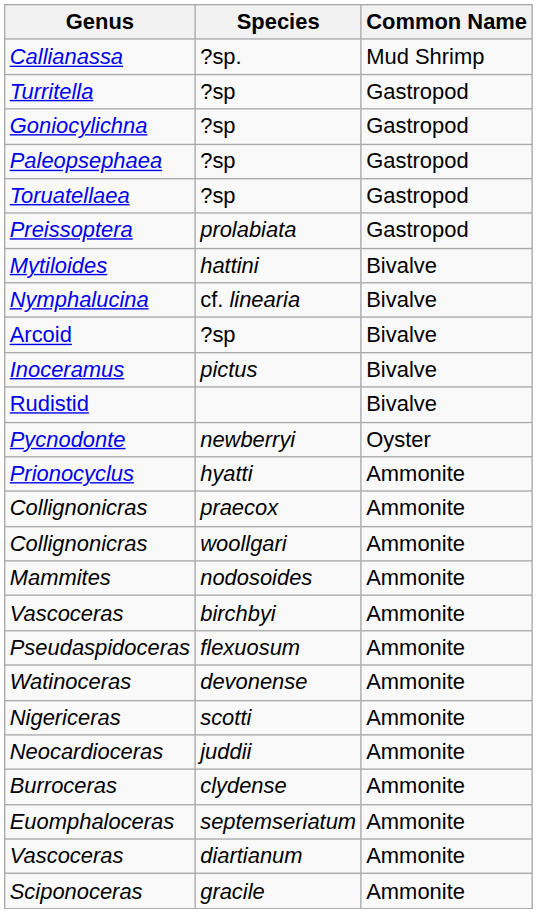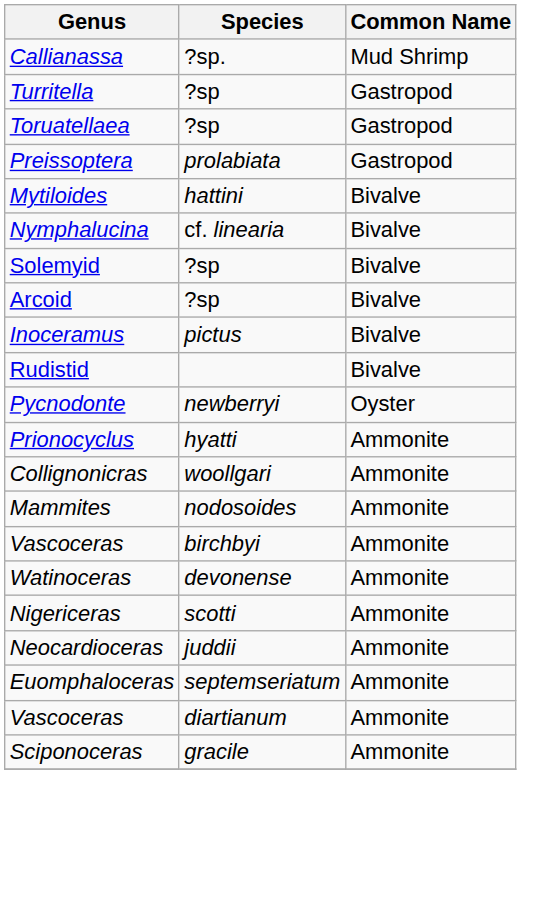- row: (79, 126)
- row: (86, 160)
+ row: (55, 265)
- row: (79, 508)
- row: (100, 647)
- row: (63, 786)
